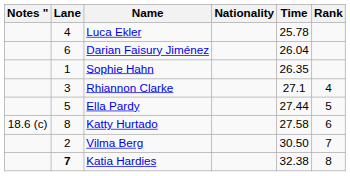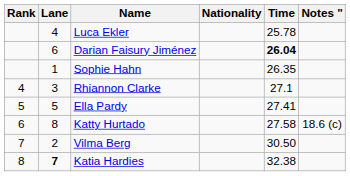columns swapped: (328, 13) <-> (28, 13)
(294, 50) normal -> (281, 50) bold
(294, 106) 27.44 -> (281, 106) 27.41
